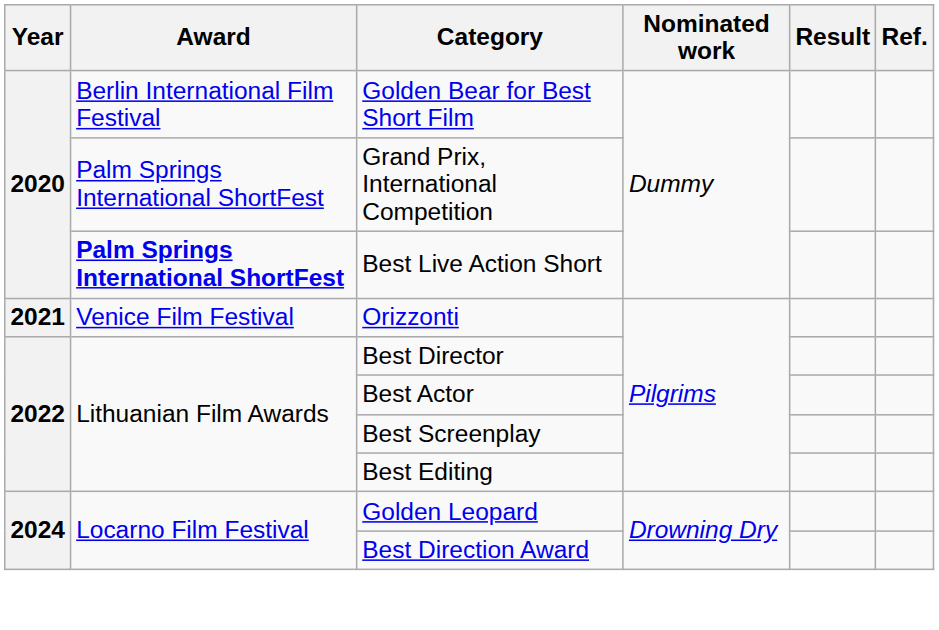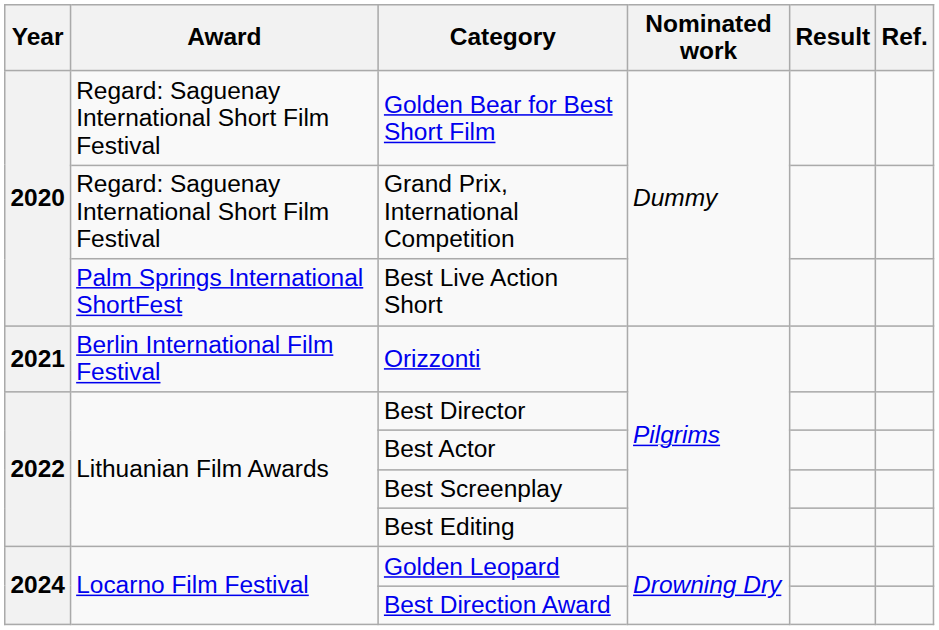(205, 104) Berlin International Film Festival -> (203, 117) Regard: Saguenay International Short Film Festival
(200, 184) Palm Springs International ShortFest -> (203, 211) Regard: Saguenay International Short Film Festival
(210, 264) bold -> (220, 291) normal
(185, 316) Venice Film Festival -> (205, 358) Berlin International Film Festival
